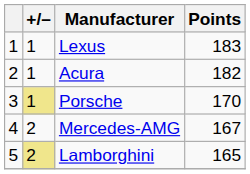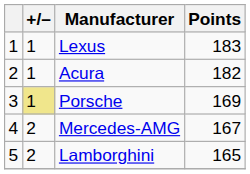(227, 101) 170 -> (227, 101) 169
(31, 156) khaki background -> (31, 156) no background
